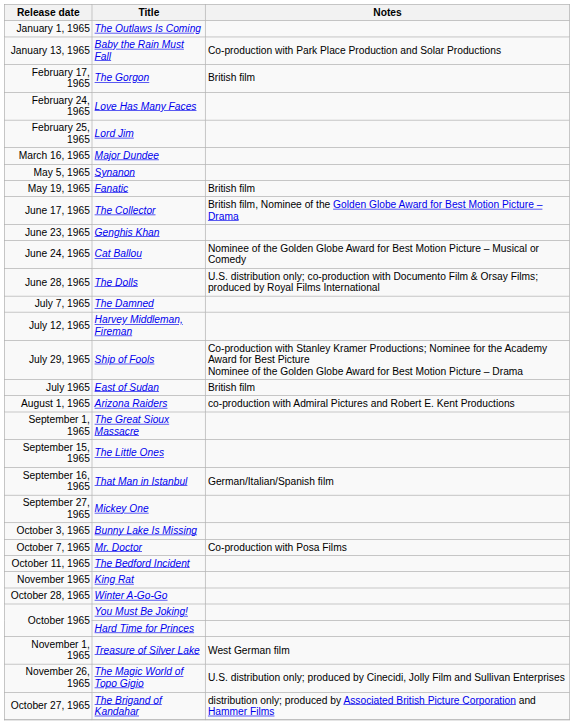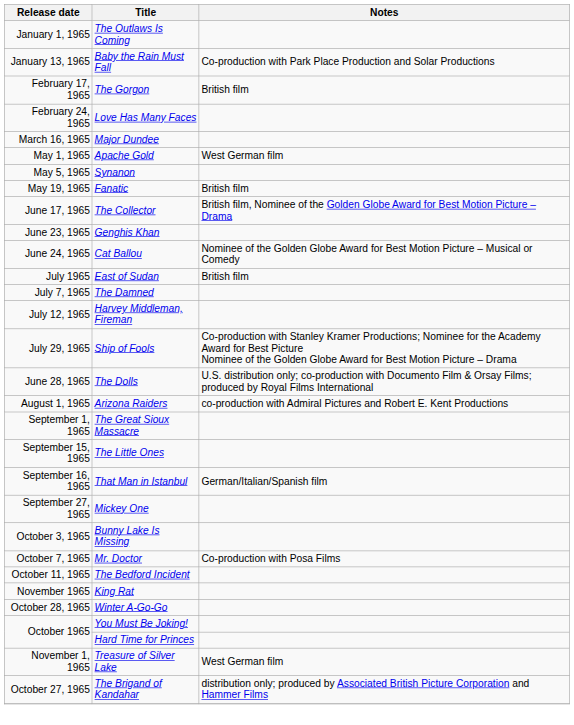- row: (114, 134)
+ row: (124, 156)
rows swapped: (116, 282) <-> (127, 387)
- row: (139, 678)
